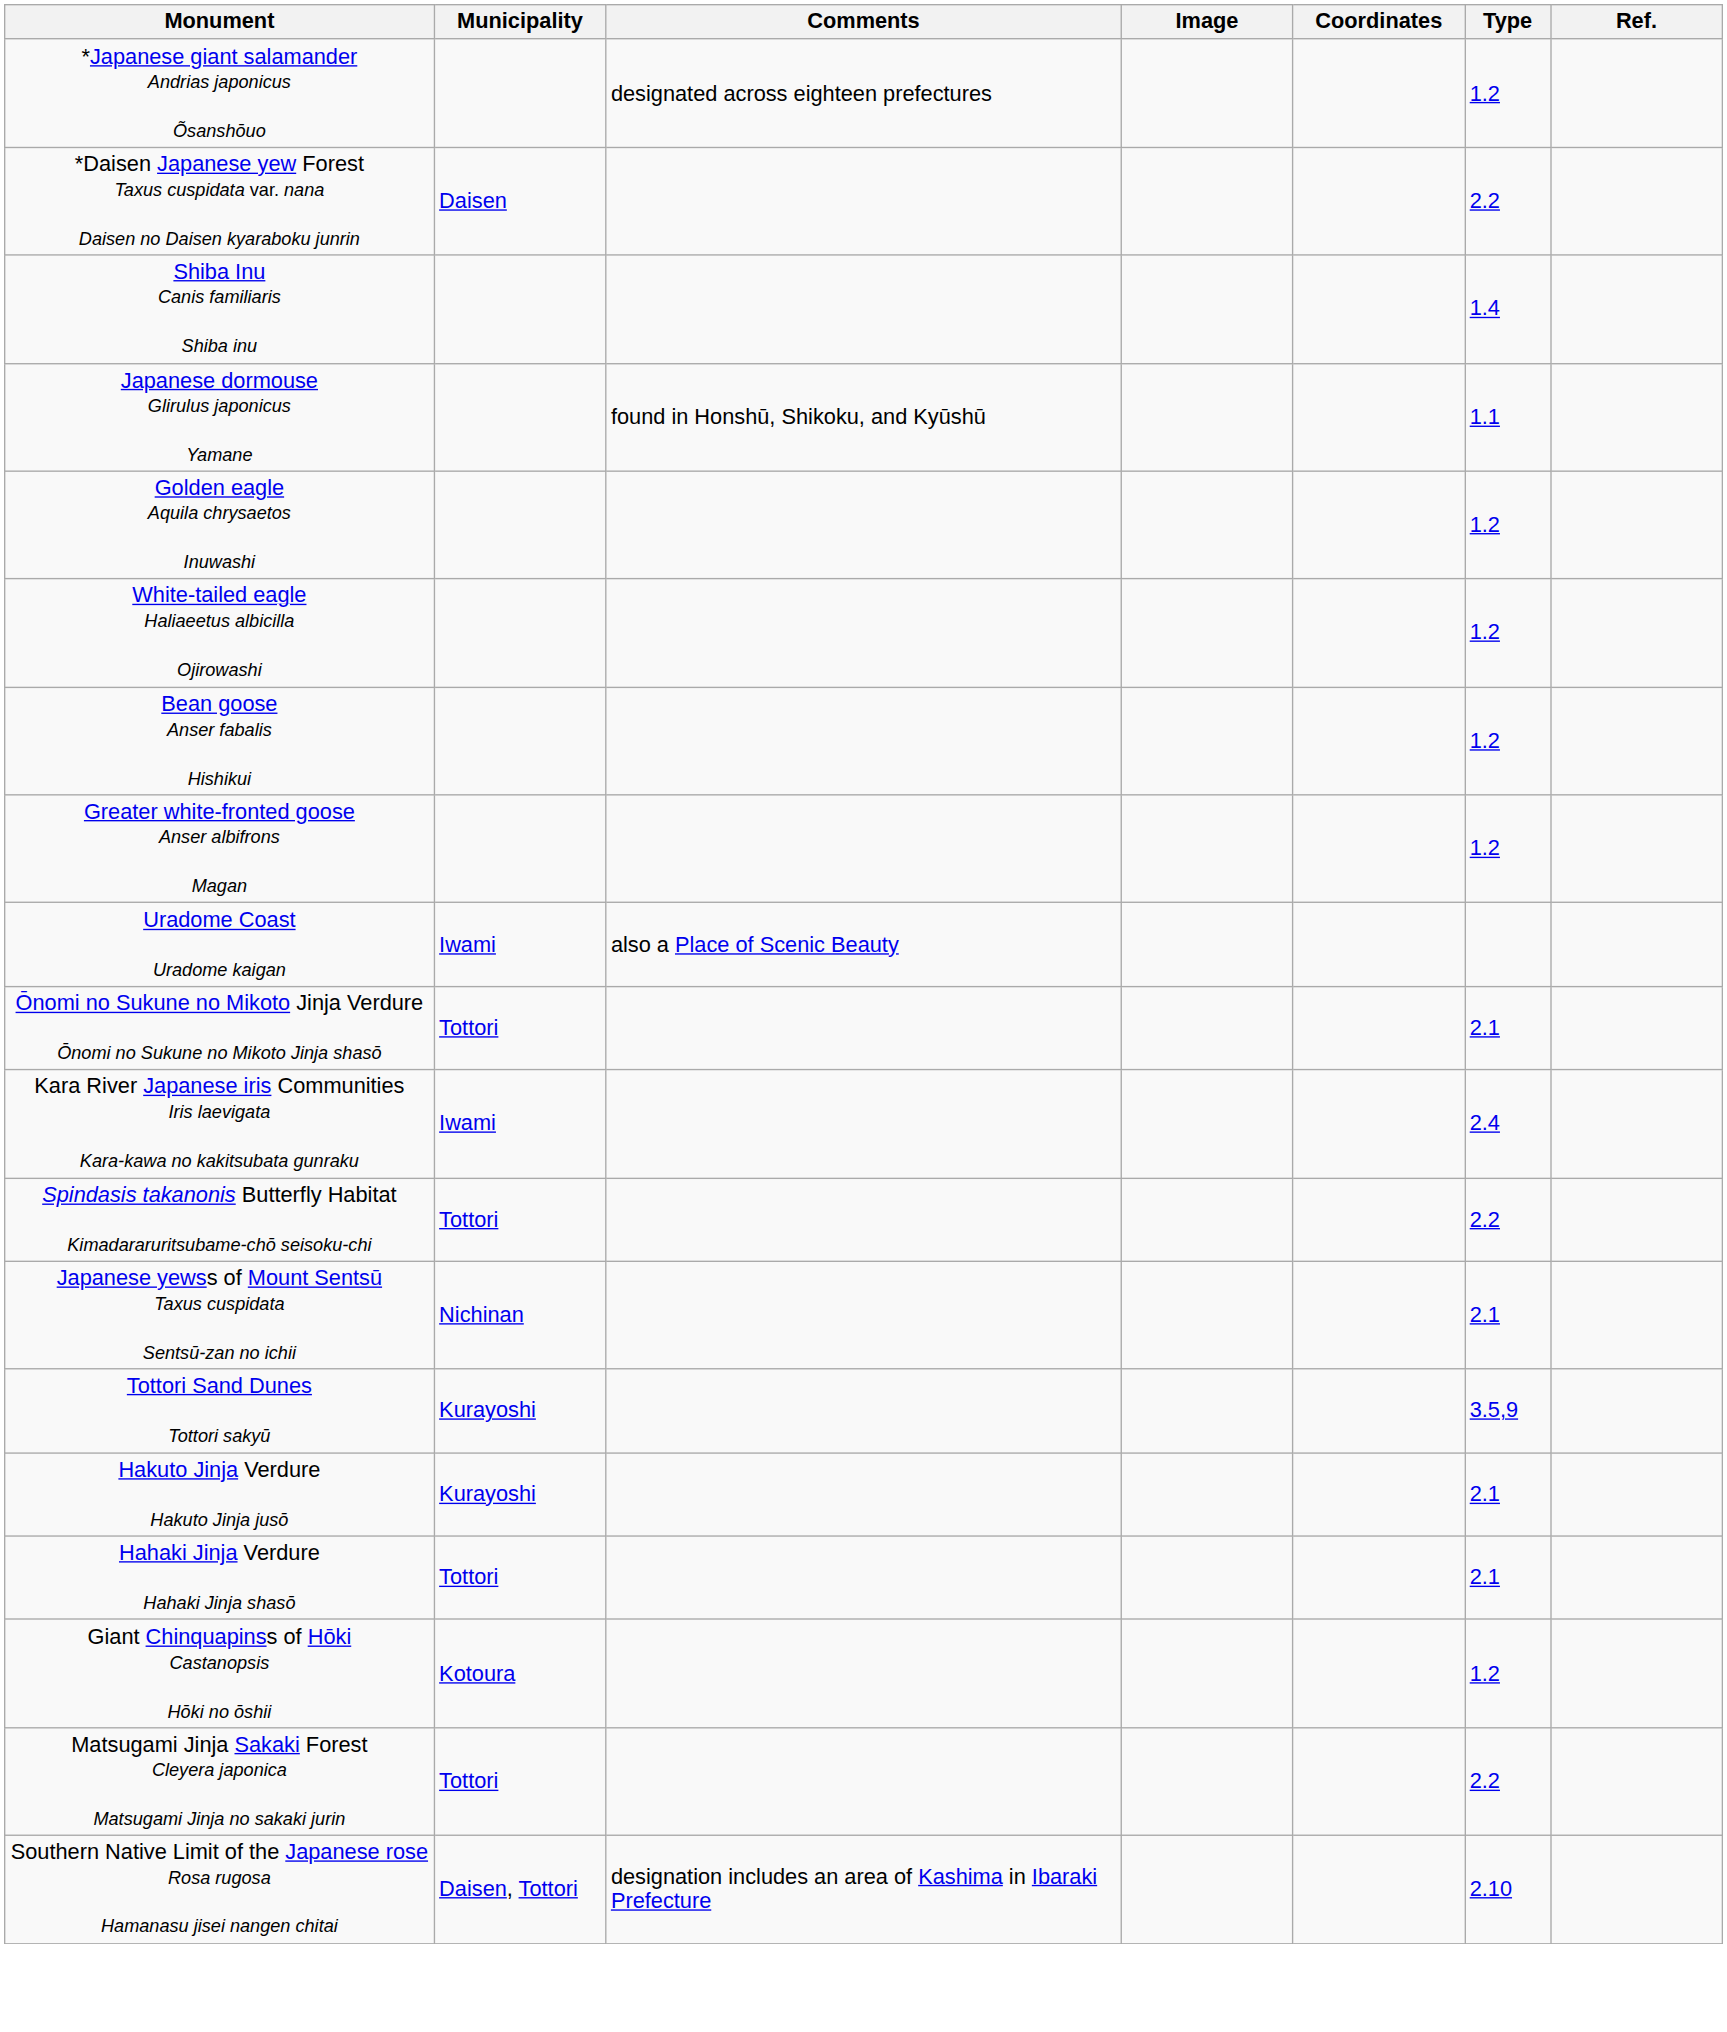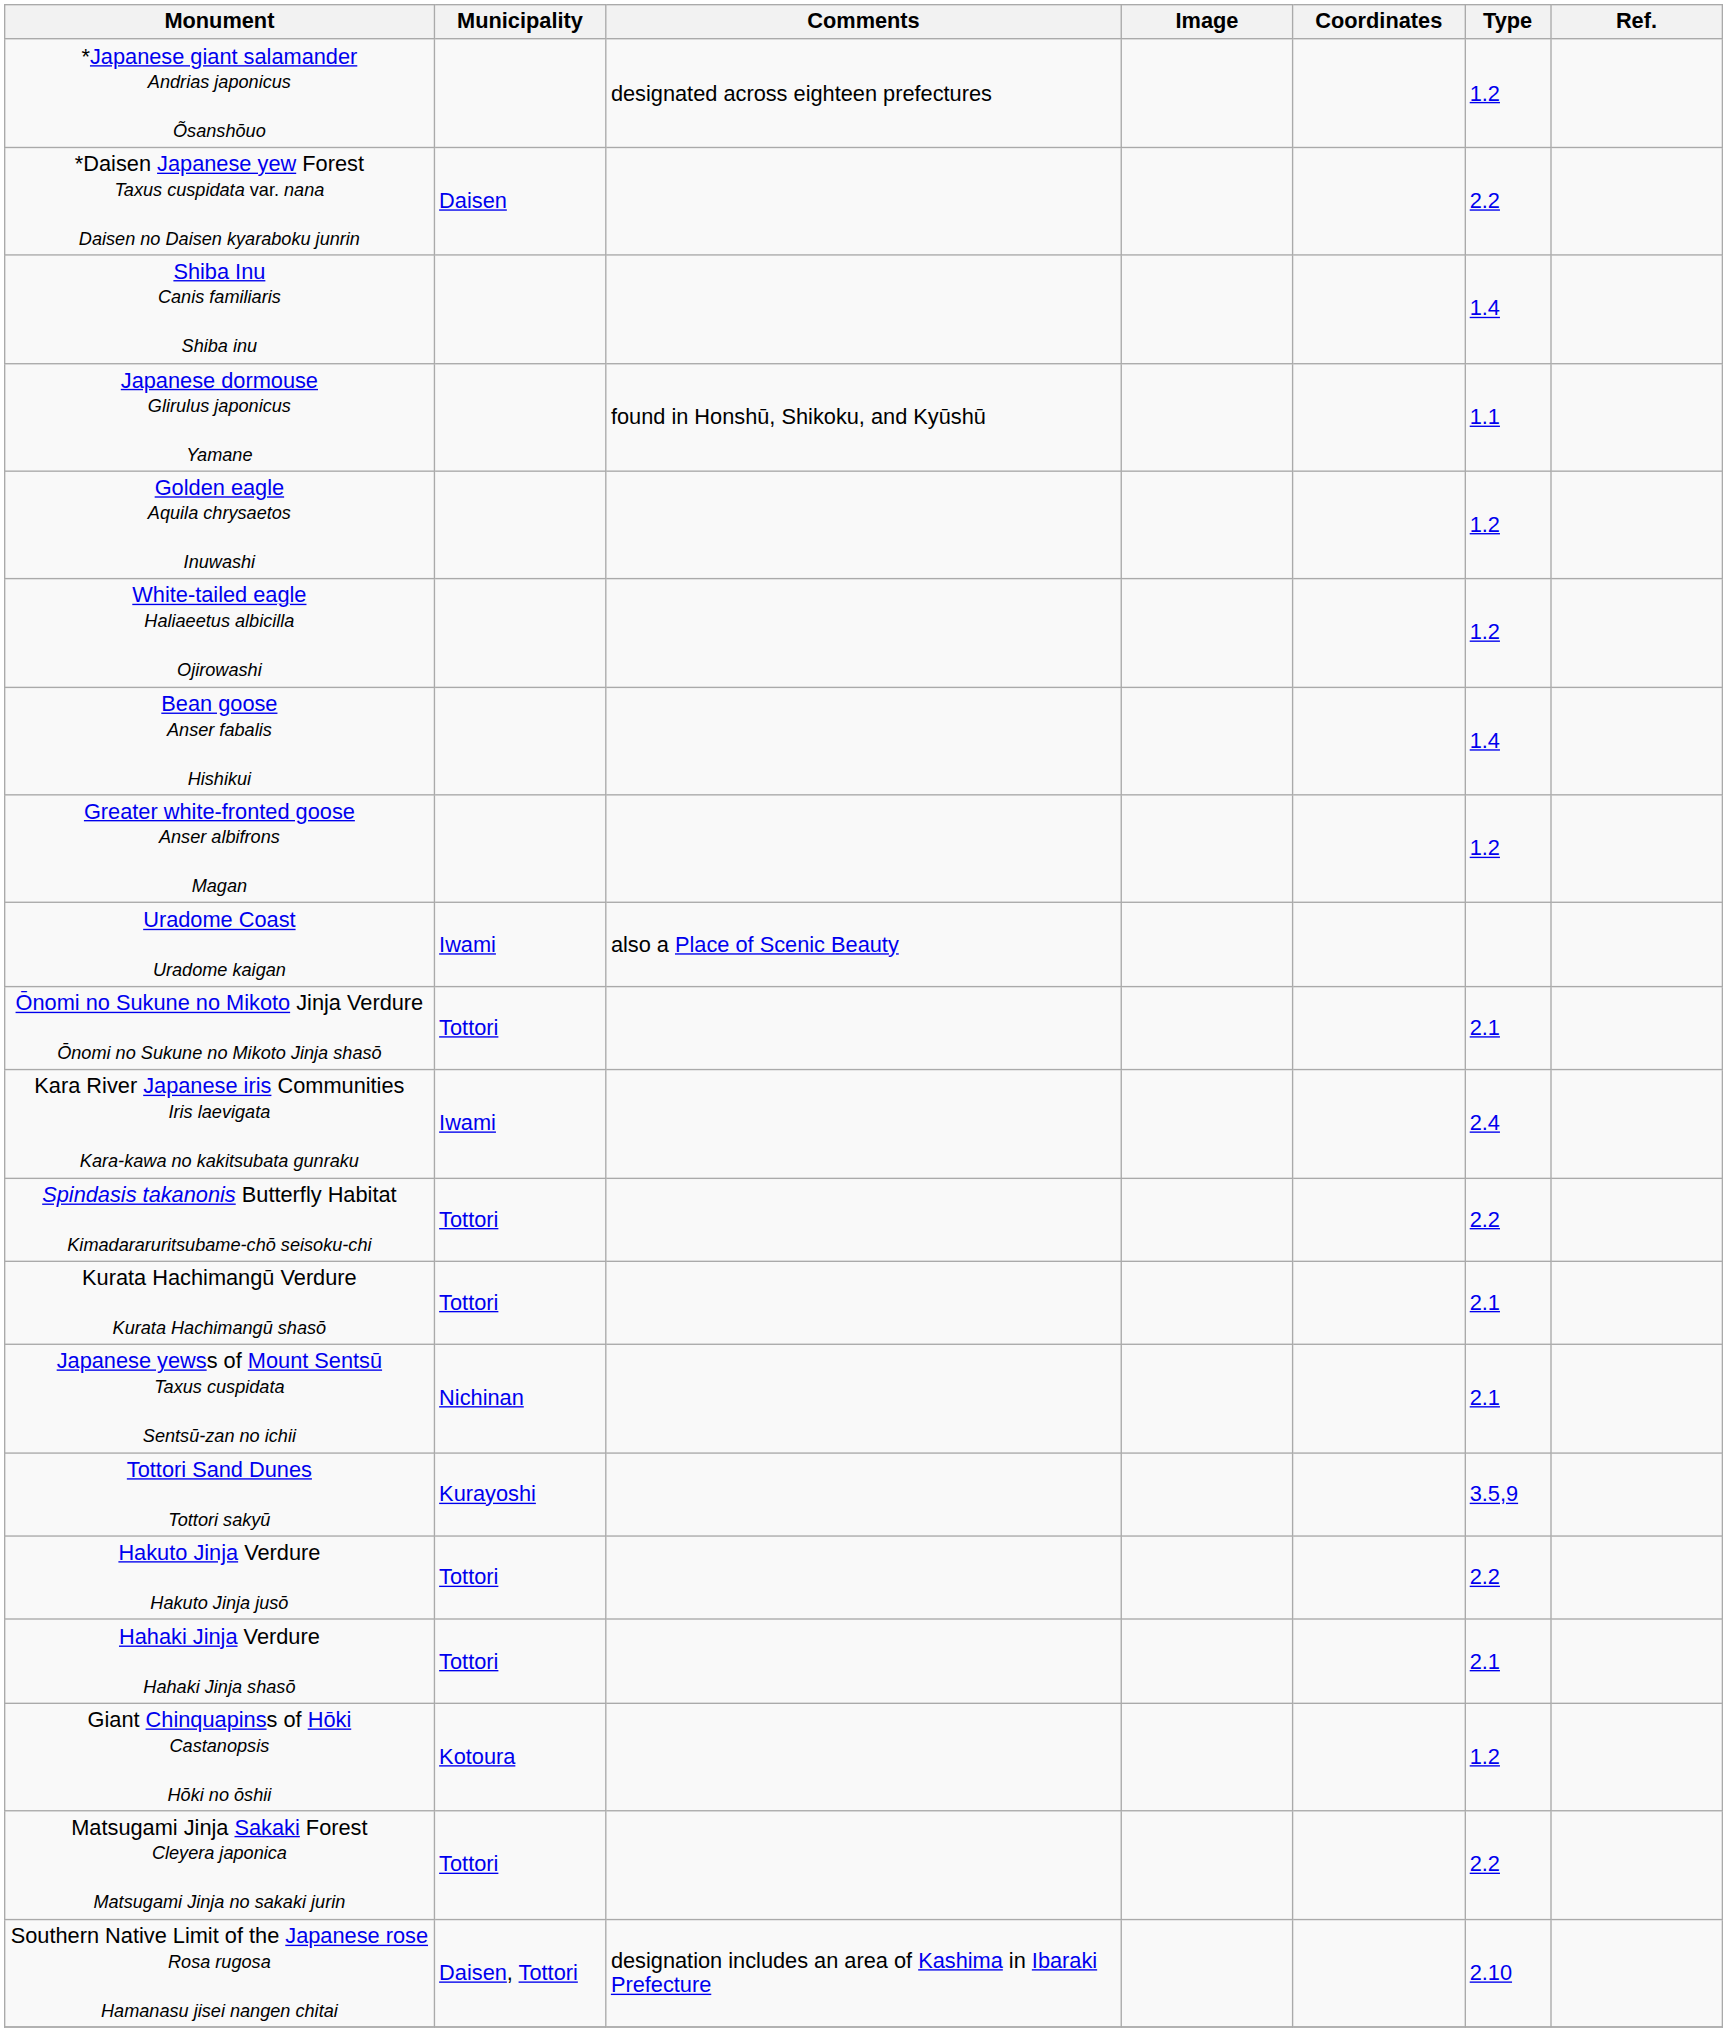(1485, 740) 1.2 -> (1485, 740) 1.4
+ row: (219, 1302)
(488, 1494) Kurayoshi -> (469, 1577) Tottori
(1485, 1494) 2.1 -> (1485, 1577) 2.2
